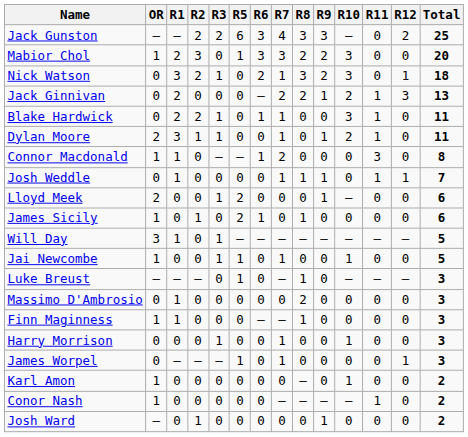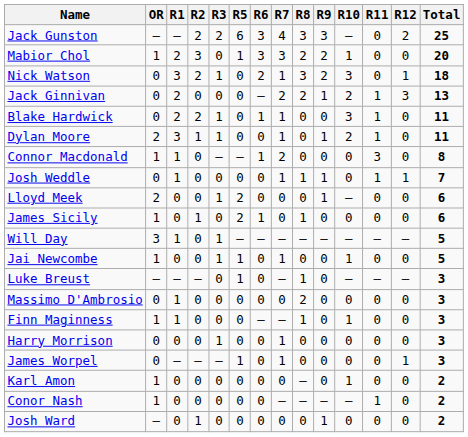(349, 55) 3 -> (349, 55) 1
(349, 320) 0 -> (349, 320) 1
(349, 340) 1 -> (349, 340) 0
